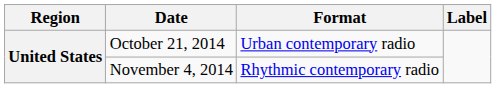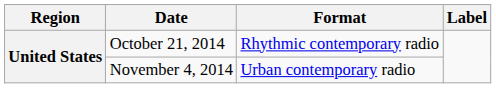(328, 43) Urban contemporary radio -> (340, 43) Rhythmic contemporary radio
(340, 69) Rhythmic contemporary radio -> (328, 69) Urban contemporary radio
